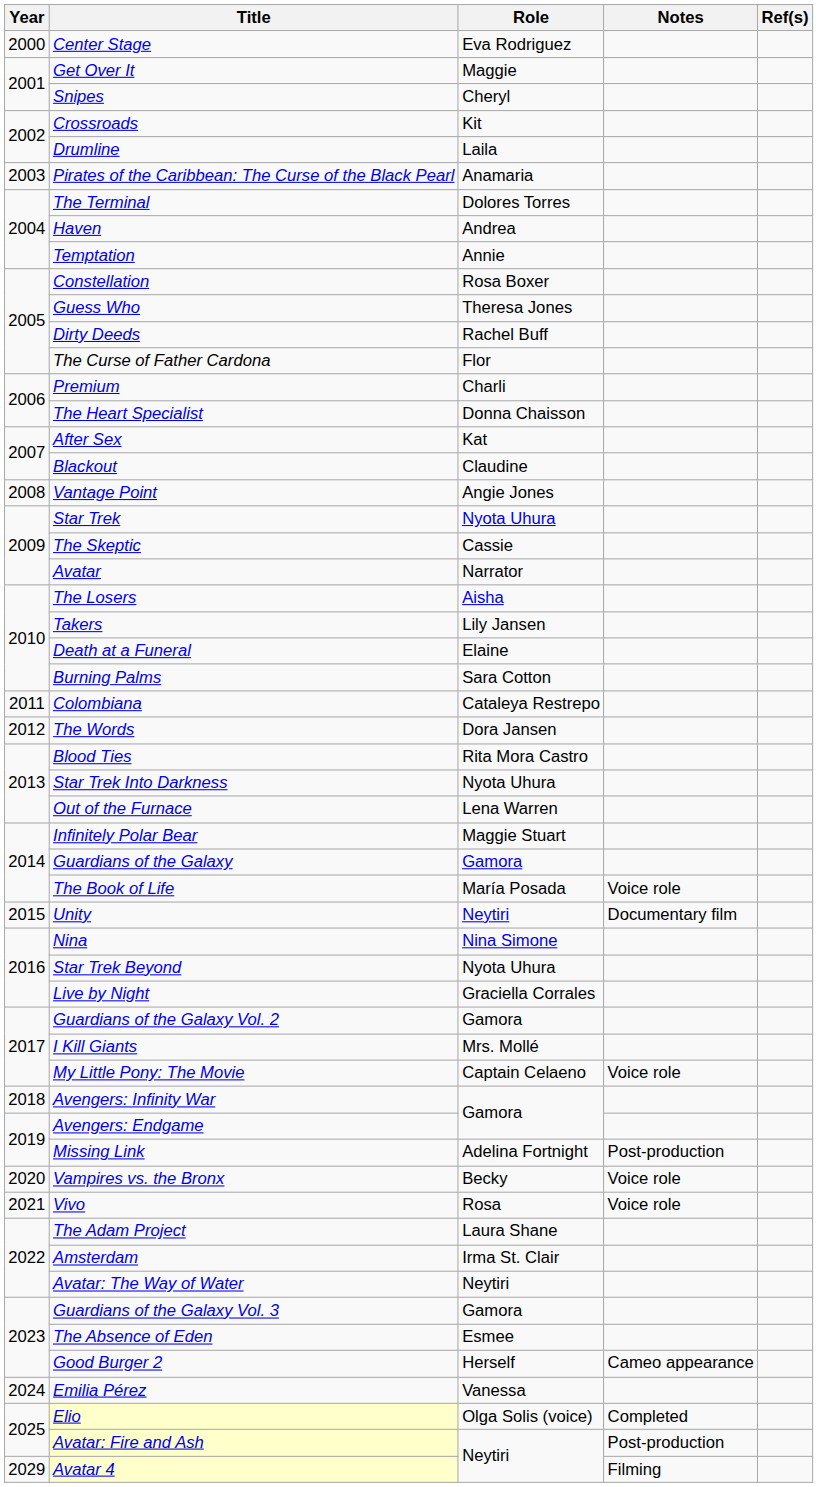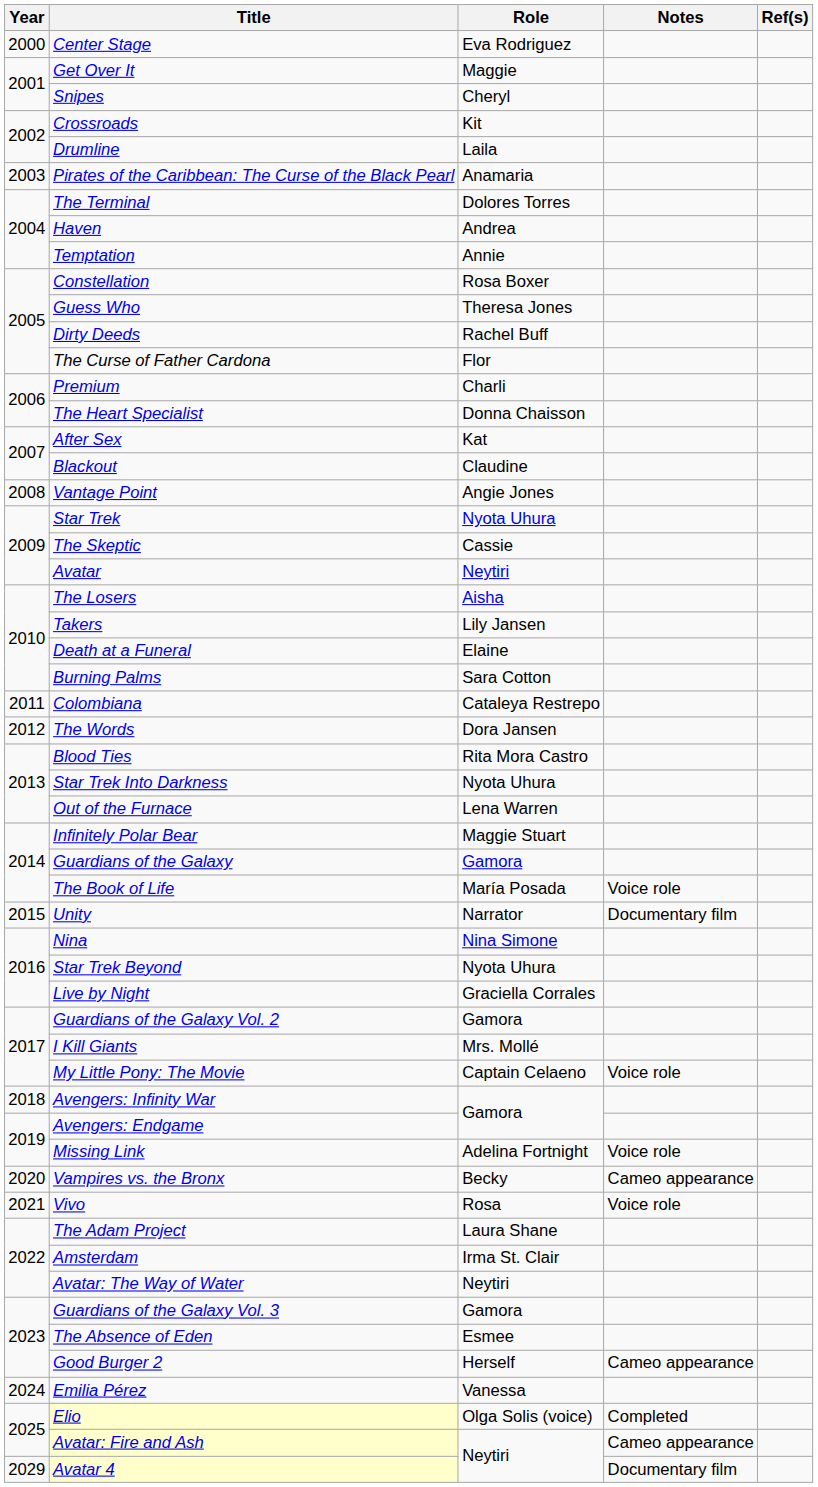(493, 571) Narrator -> (486, 571) Neytiri
(486, 914) Neytiri -> (493, 914) Narrator
(666, 1152) Post-production -> (644, 1152) Voice role
(644, 1178) Voice role -> (681, 1178) Cameo appearance
(666, 1442) Post-production -> (681, 1442) Cameo appearance
(634, 1469) Filming -> (672, 1469) Documentary film
